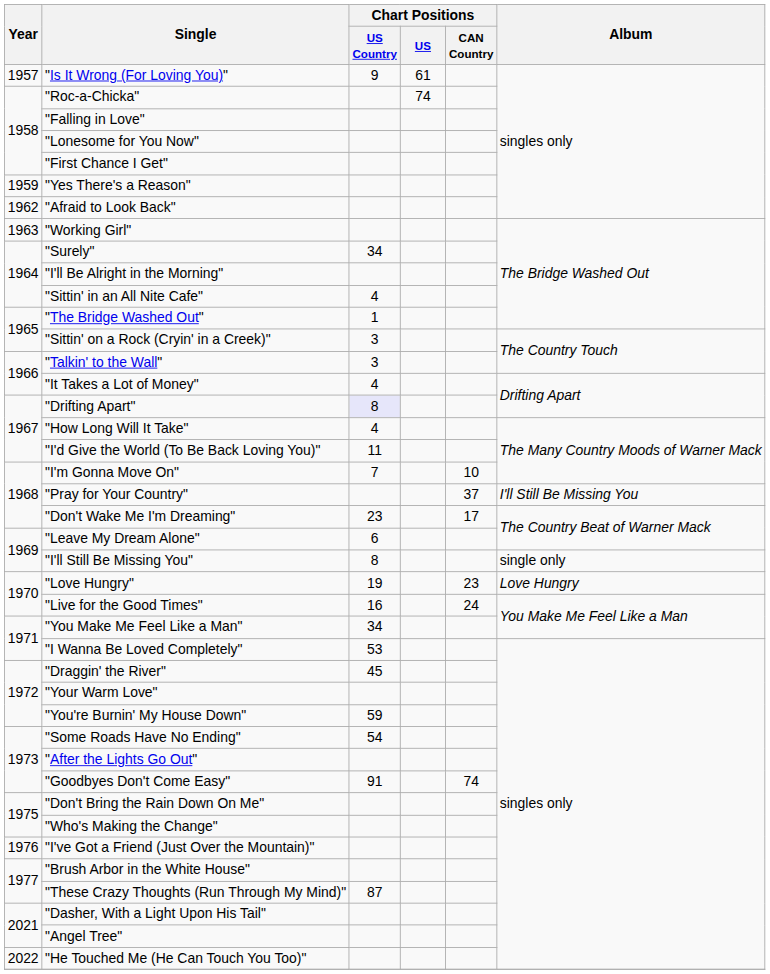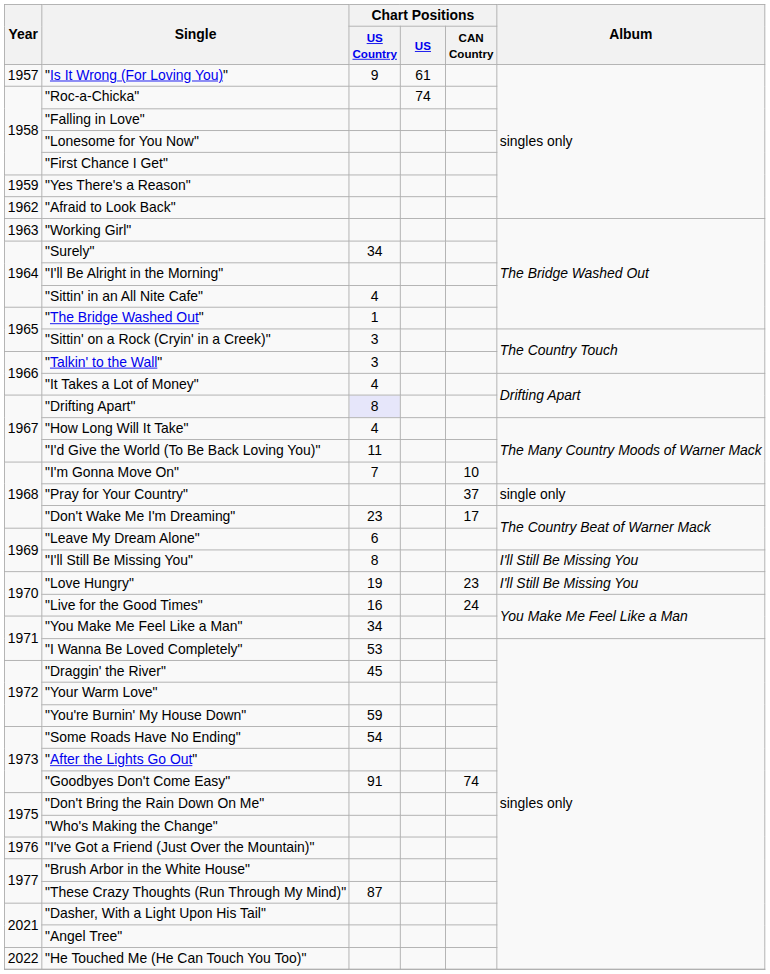(569, 494) I'll Still Be Missing You -> (533, 494) single only
(533, 561) single only -> (569, 561) I'll Still Be Missing You
(539, 583) Love Hungry -> (569, 583) I'll Still Be Missing You
